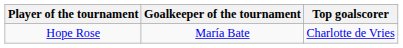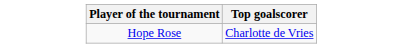- column: (222, 14)
